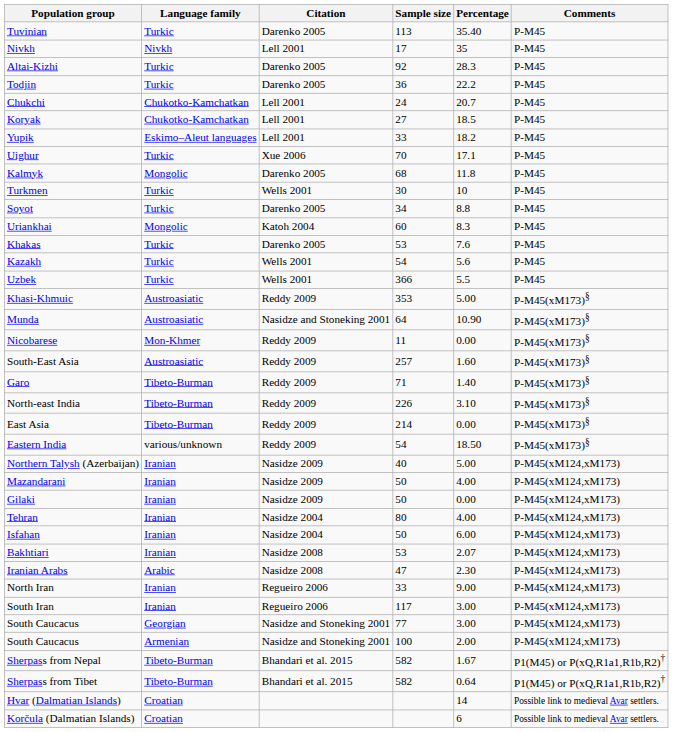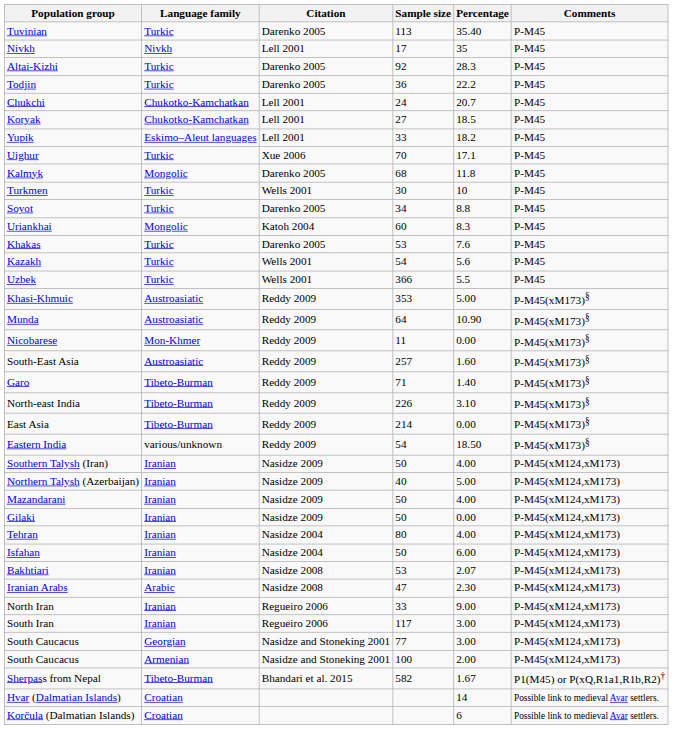(326, 319) Nasidze and Stoneking 2001 -> (289, 319) Reddy 2009
+ row: (57, 463)
- row: (52, 681)
